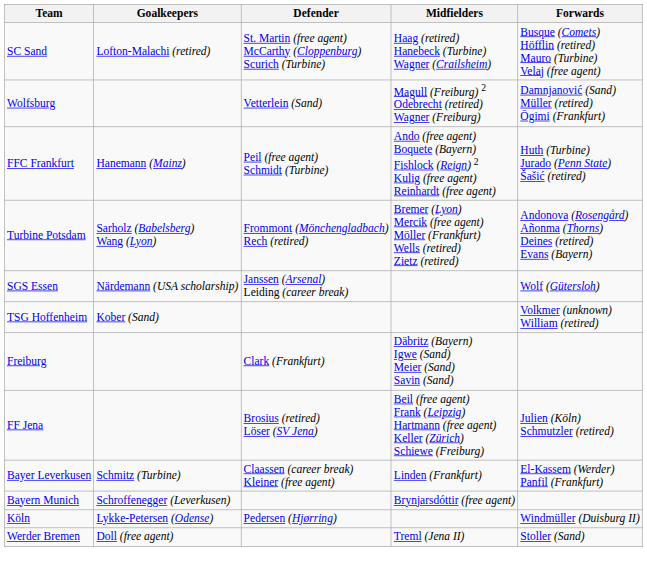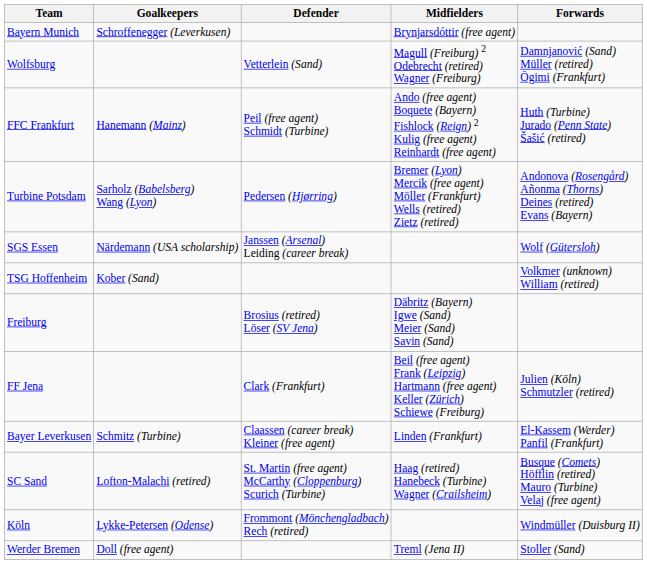rows swapped: (43, 500) <-> (27, 51)
(316, 235) Frommont (Mönchengladbach) Rech (retired) -> (290, 196) Pedersen (Hjørring)
(284, 361) Clark (Frankfurt) -> (282, 322) Brosius (retired) Löser (SV Jena)
(282, 425) Brosius (retired) Löser (SV Jena) -> (284, 386) Clark (Frankfurt)
(290, 518) Pedersen (Hjørring) -> (316, 525) Frommont (Mönchengladbach) Rech (retired)
